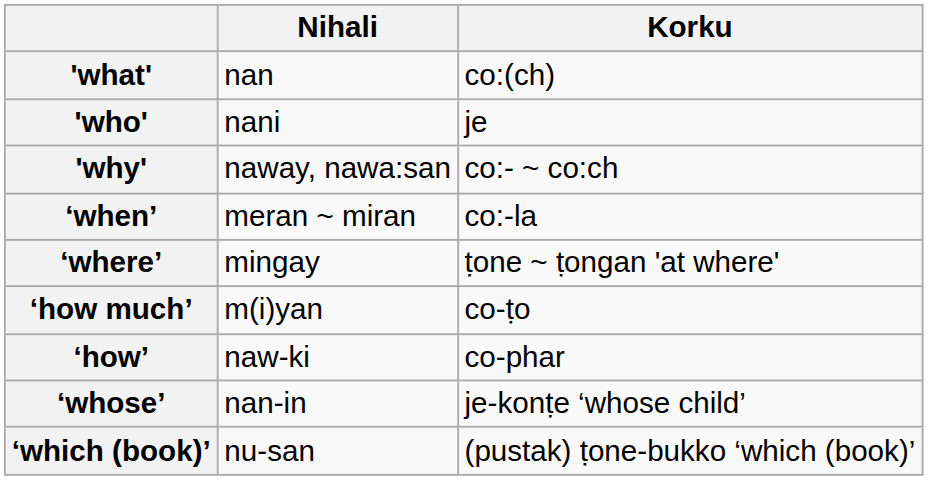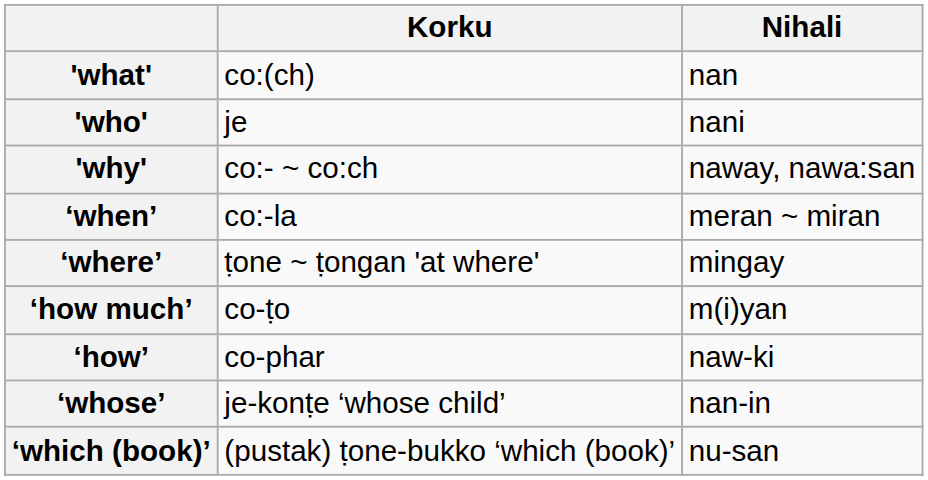columns swapped: (338, 27) <-> (690, 27)
